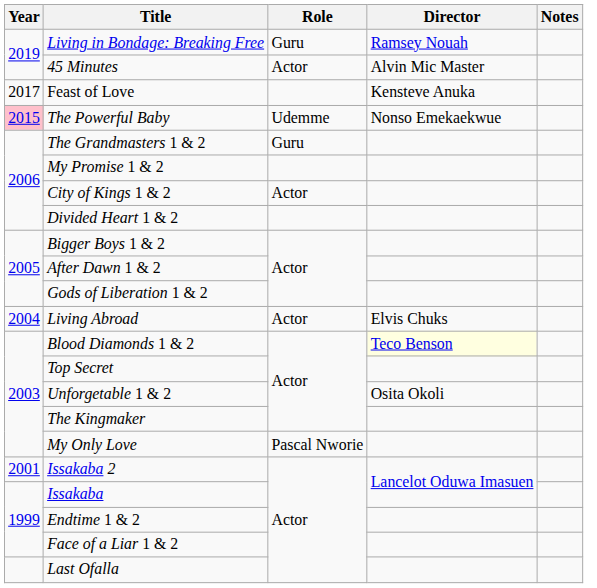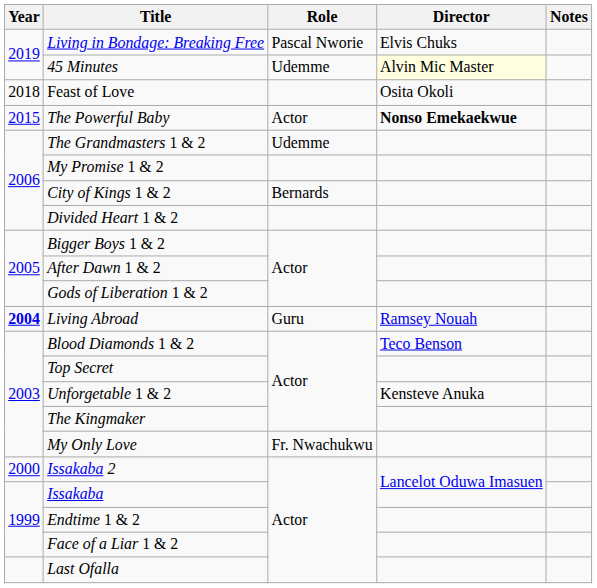(288, 42) Guru -> (317, 42) Pascal Nworie
(419, 42) Ramsey Nouah -> (418, 42) Elvis Chuks
(289, 67) Actor -> (300, 67) Udemme
(427, 67) no background -> (437, 67) lightyellow background
(24, 92) 2017 -> (24, 92) 2018
(423, 92) Kensteve Anuka -> (417, 92) Osita Okoli
(24, 117) pink background -> (24, 117) no background
(300, 117) Udemme -> (289, 117) Actor
(436, 117) normal -> (448, 117) bold
(288, 142) Guru -> (300, 142) Udemme
(289, 192) Actor -> (300, 192) Bernards
(24, 318) normal -> (24, 318) bold
(289, 318) Actor -> (288, 318) Guru
(409, 318) Elvis Chuks -> (429, 318) Ramsey Nouah
(412, 343) lightyellow background -> (421, 343) no background
(407, 393) Osita Okoli -> (432, 393) Kensteve Anuka
(317, 444) Pascal Nworie -> (322, 444) Fr. Nwachukwu
(24, 469) 2001 -> (24, 469) 2000
